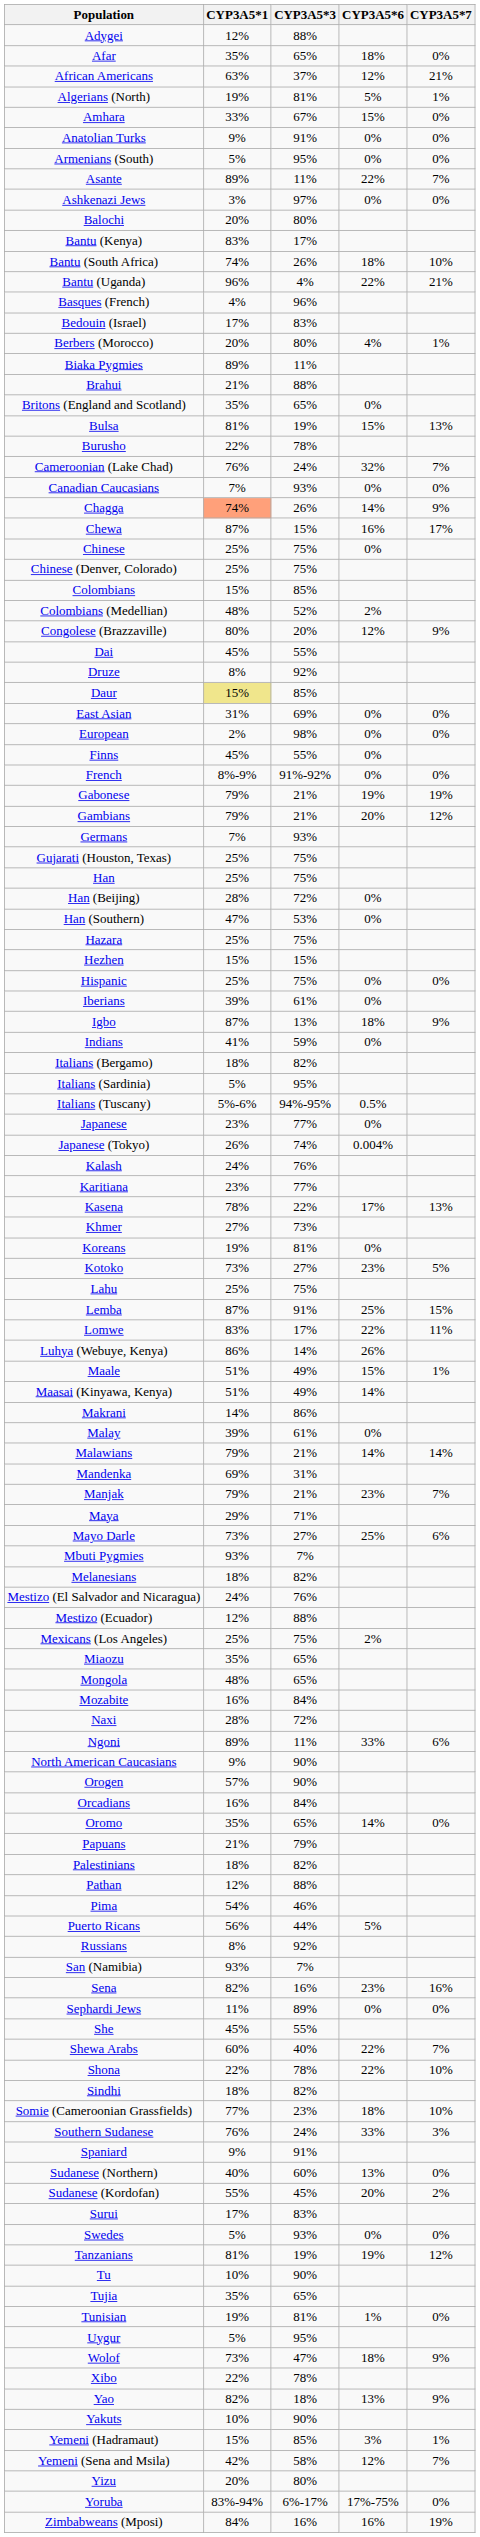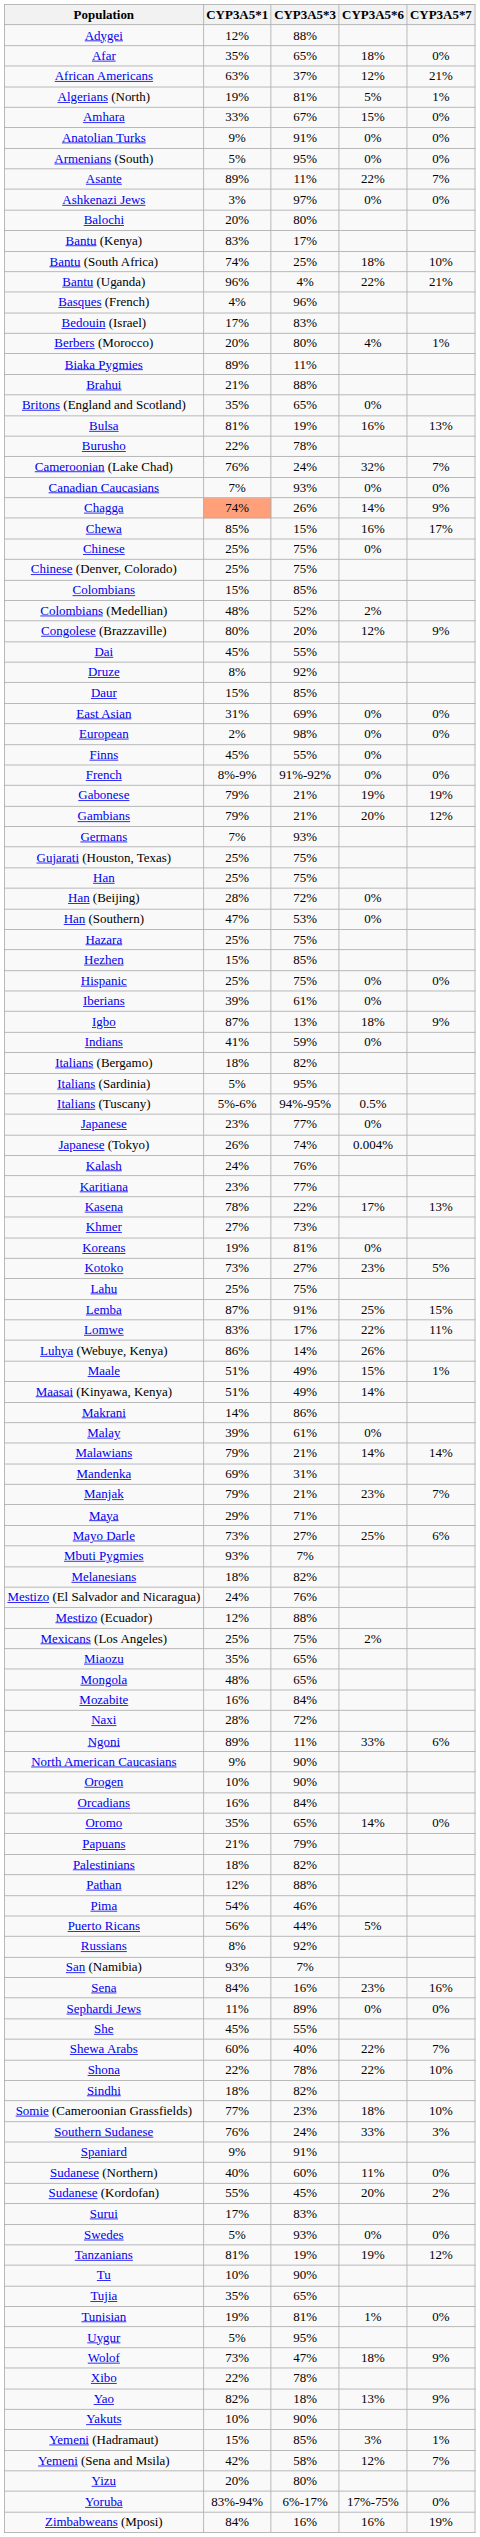(305, 261) 26% -> (305, 261) 25%
(373, 425) 15% -> (373, 425) 16%
(237, 528) 87% -> (237, 528) 85%
(237, 693) khaki background -> (237, 693) no background
(305, 960) 15% -> (305, 960) 85%
(237, 1782) 57% -> (237, 1782) 10%
(237, 1987) 82% -> (237, 1987) 84%
(373, 2172) 13% -> (373, 2172) 11%
